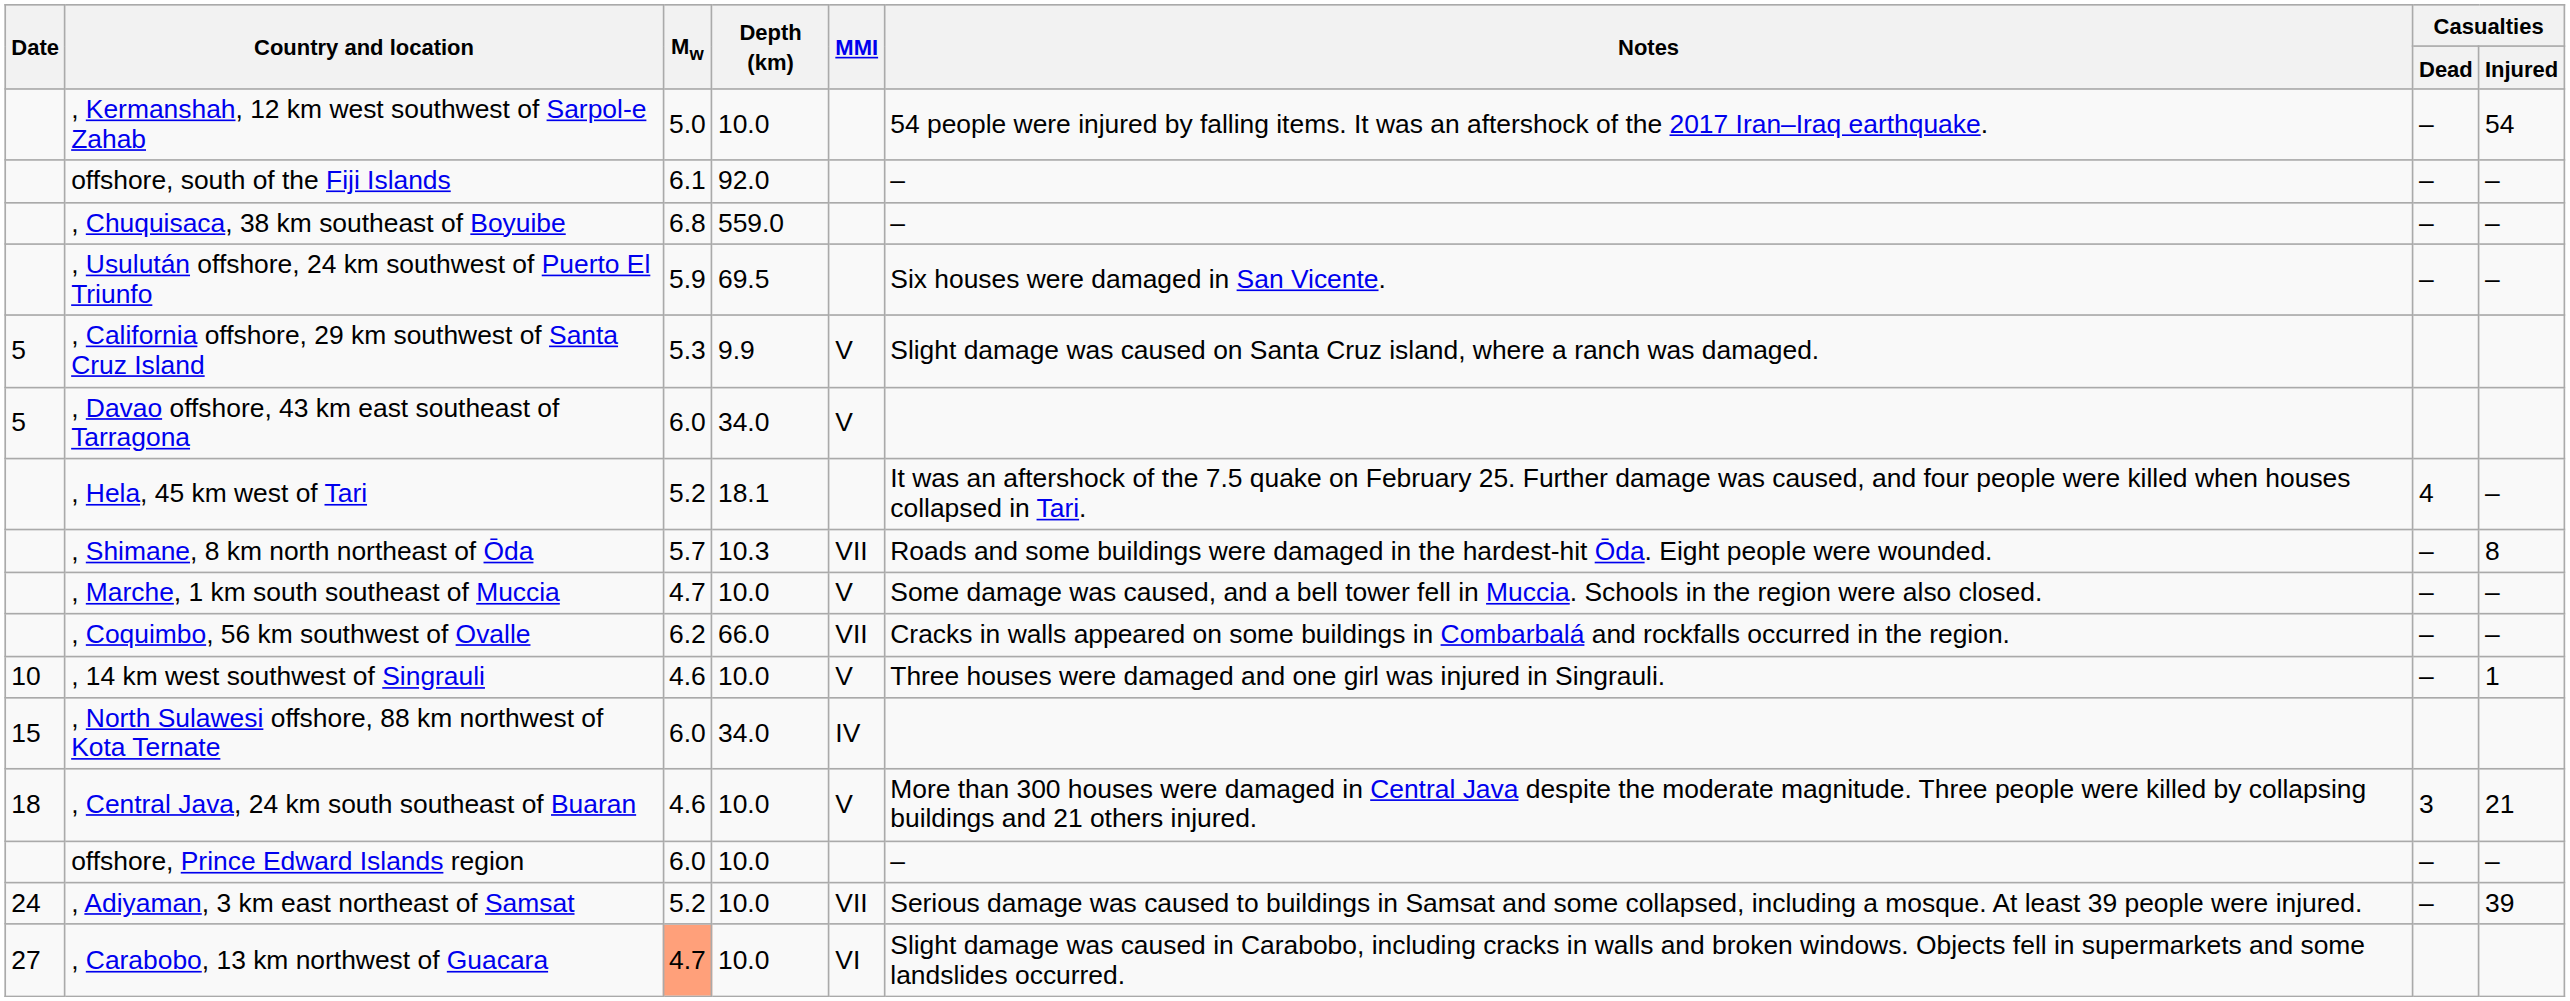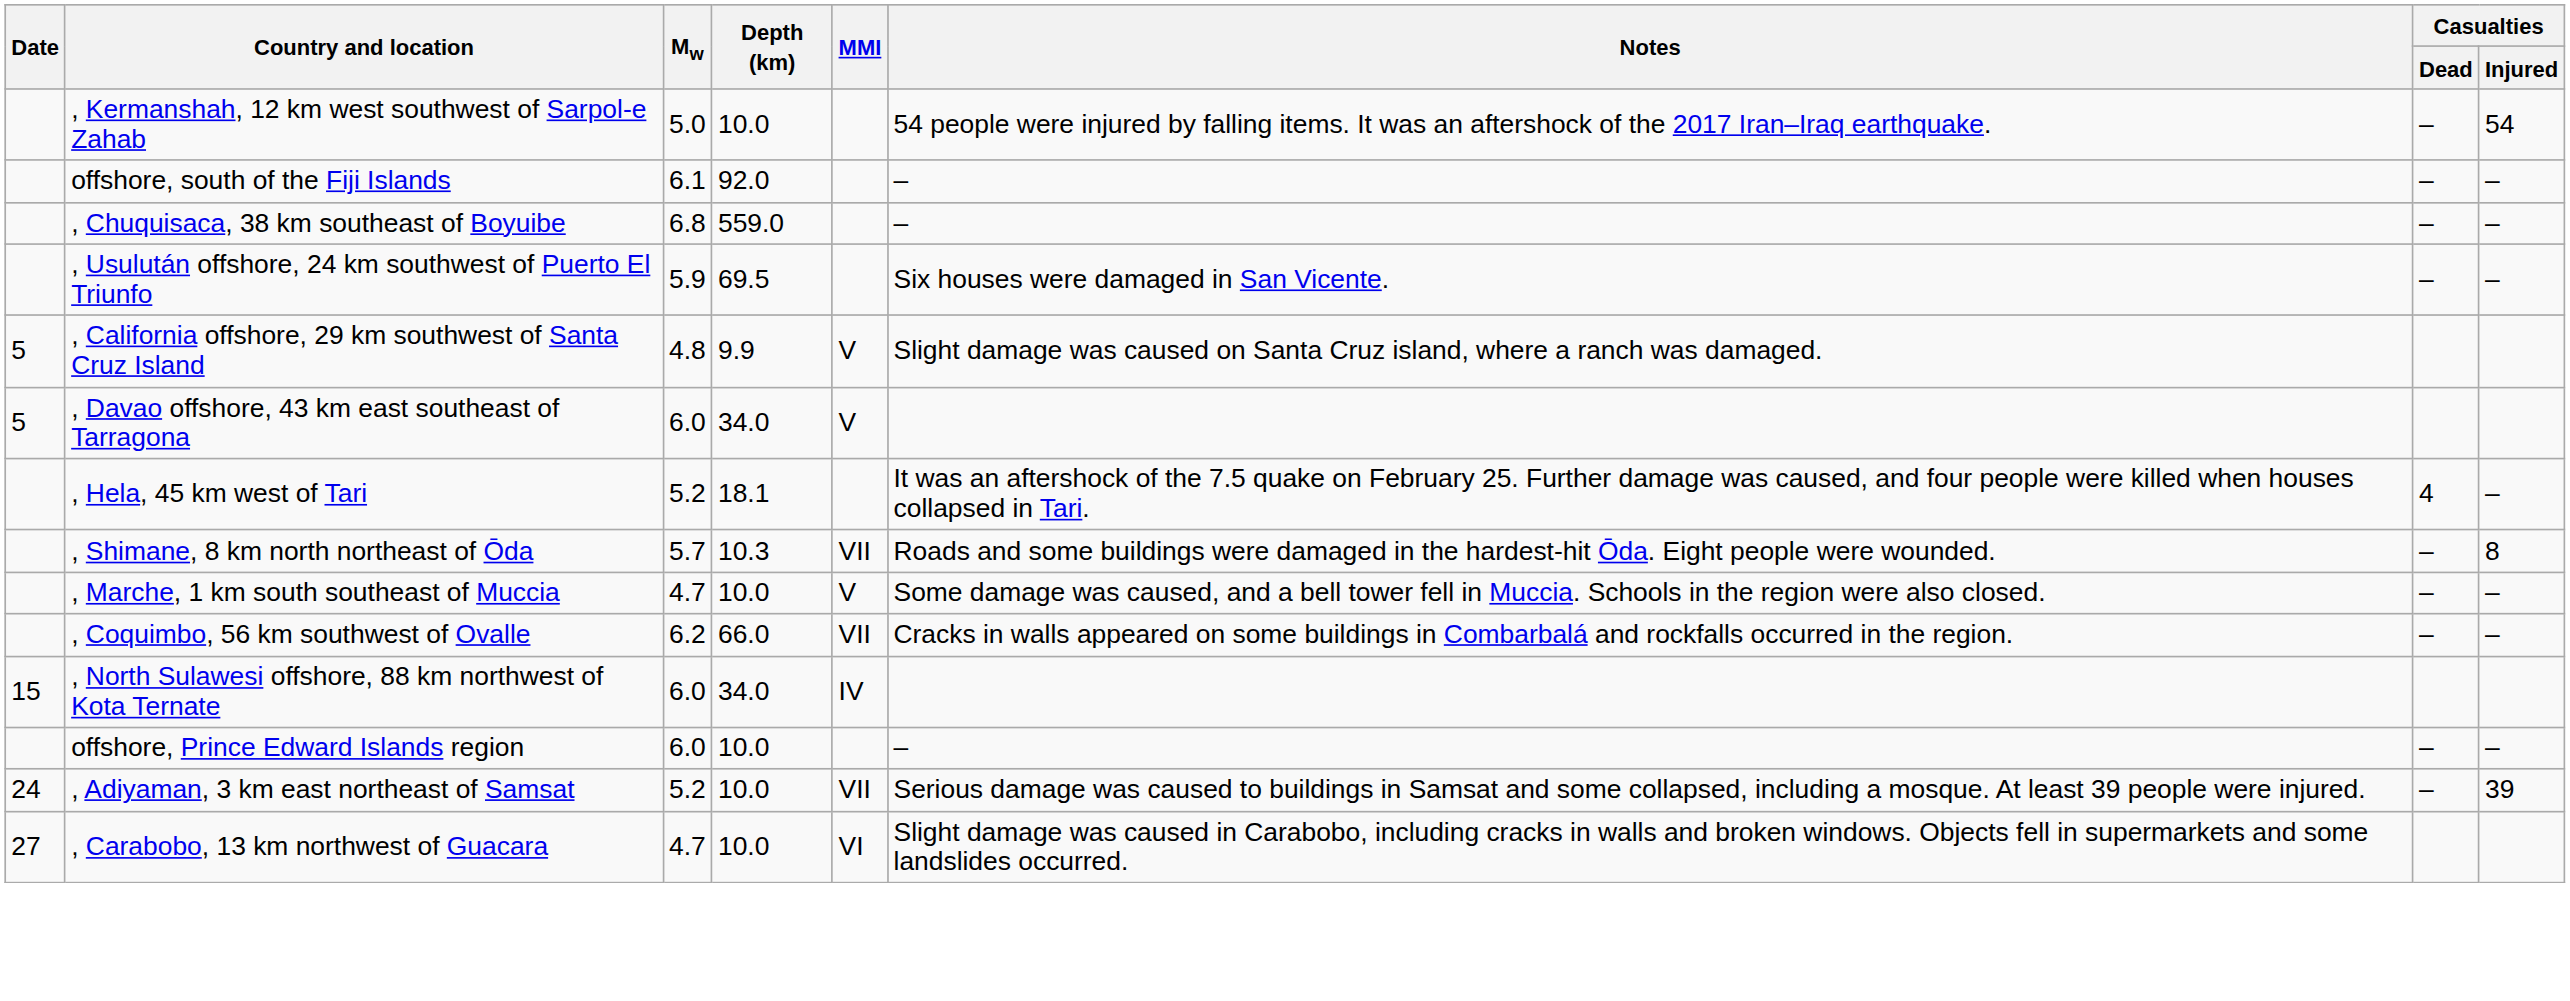(687, 350) 5.3 -> (687, 350) 4.8
- row: (278, 676)
- row: (354, 804)
(687, 959) lightsalmon background -> (687, 846) no background
